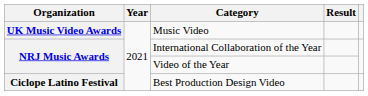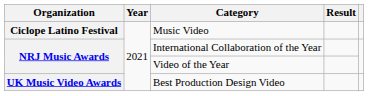(64, 30) UK Music Video Awards -> (64, 30) Ciclope Latino Festival
(64, 82) Ciclope Latino Festival -> (64, 82) UK Music Video Awards
